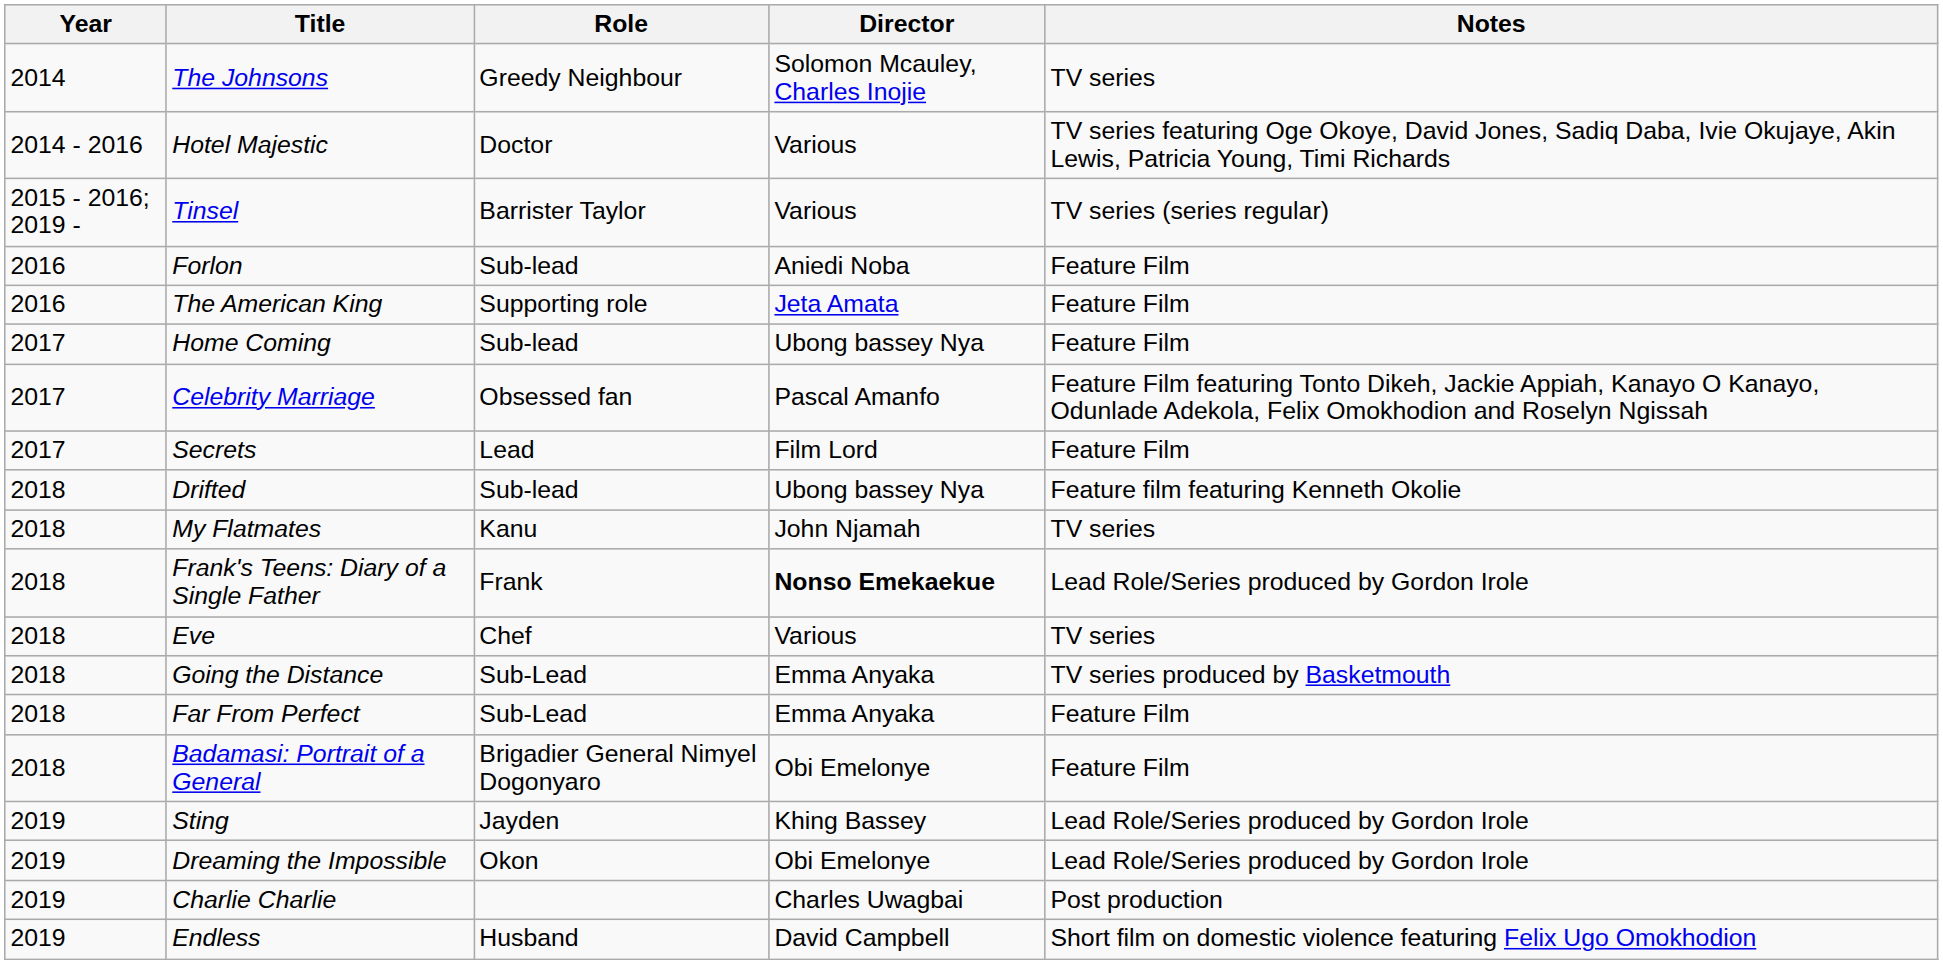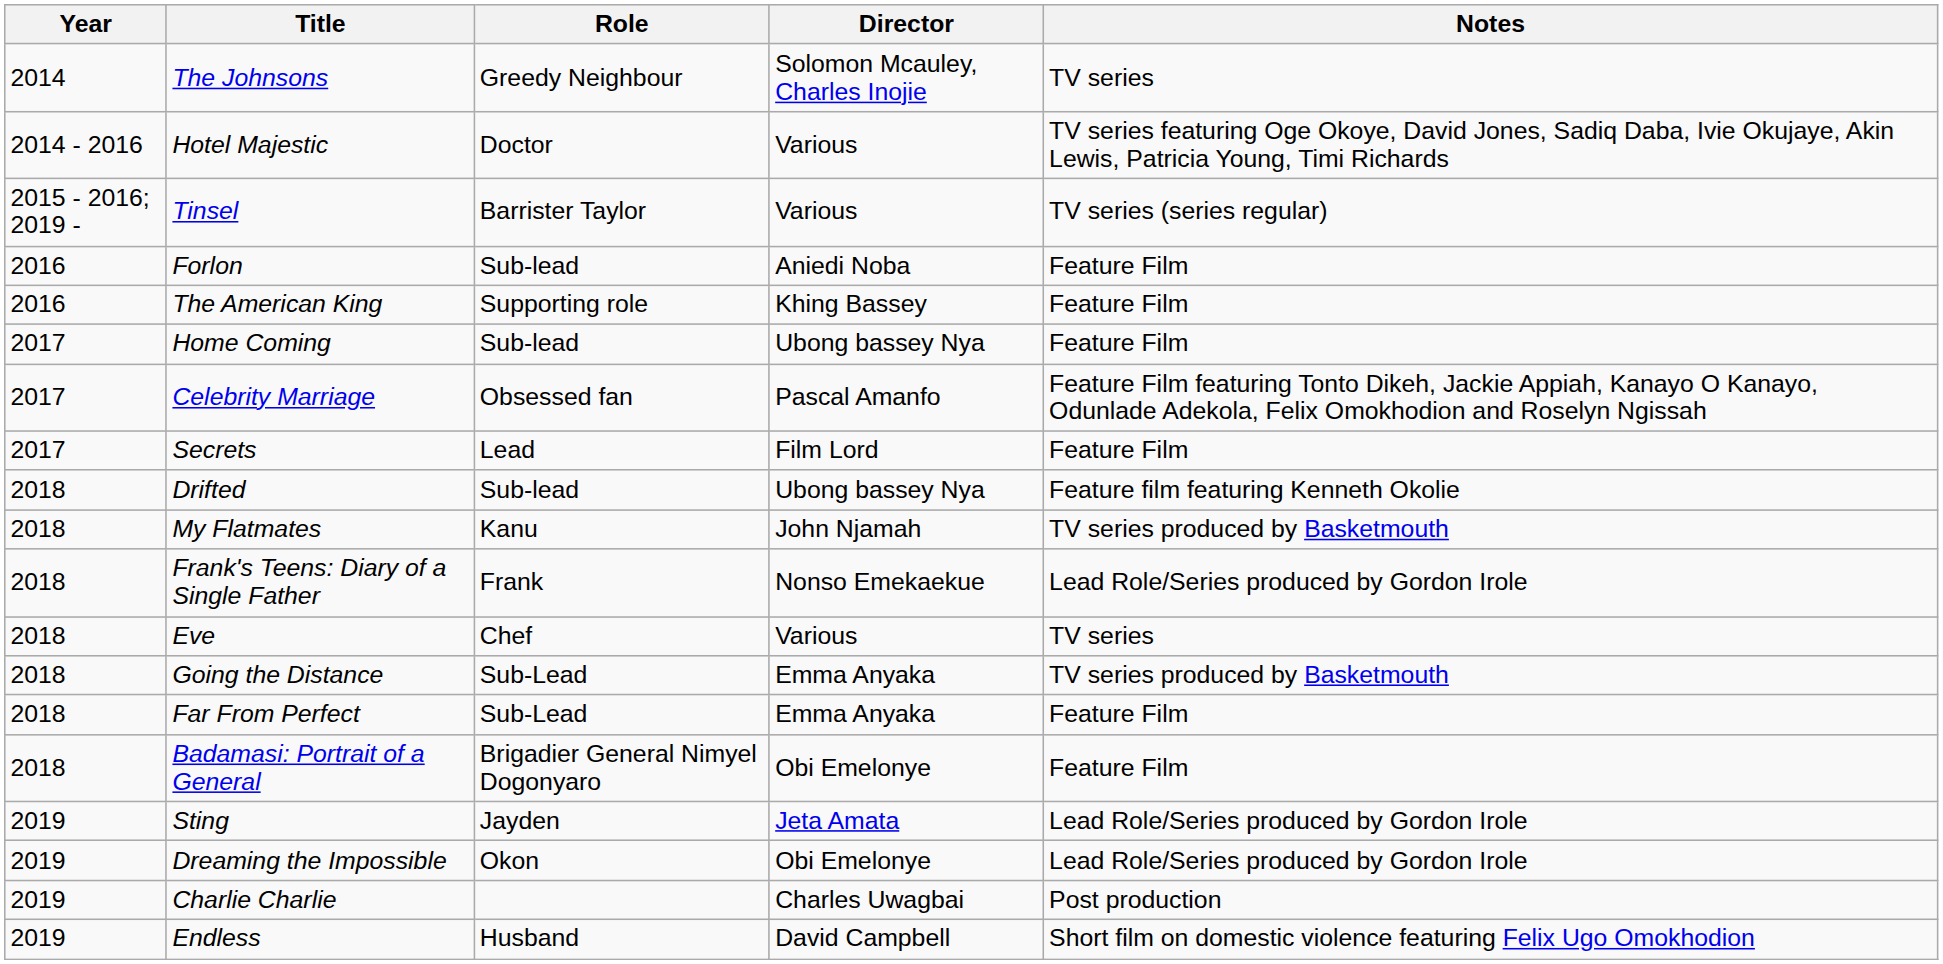(836, 304) Jeta Amata -> (851, 304) Khing Bassey
(1103, 529) TV series -> (1249, 529) TV series produced by Basketmouth
(885, 582) bold -> (880, 582) normal
(850, 820) Khing Bassey -> (837, 820) Jeta Amata
